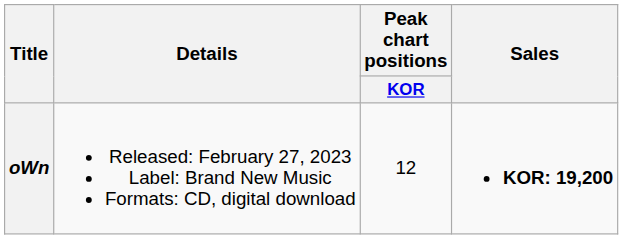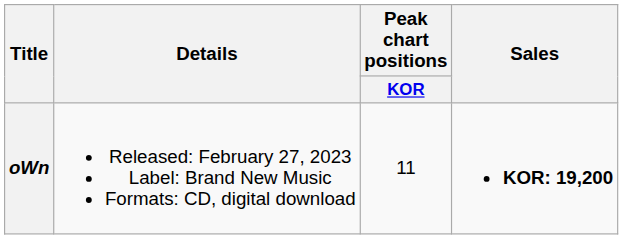(406, 168) 12 -> (406, 168) 11
